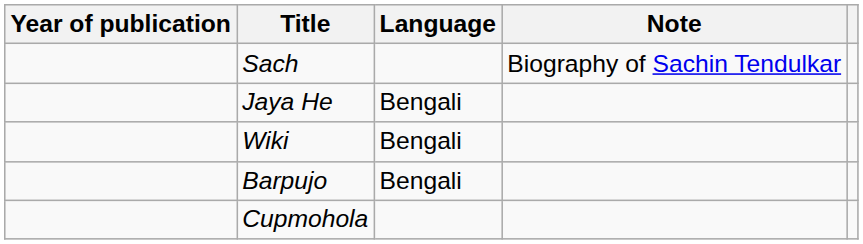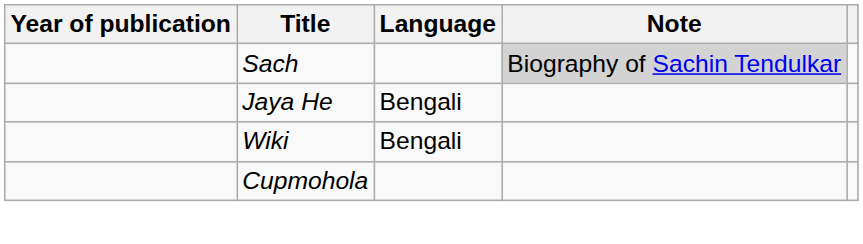(674, 63) no background -> (674, 63) lightgrey background
- row: (285, 180)
